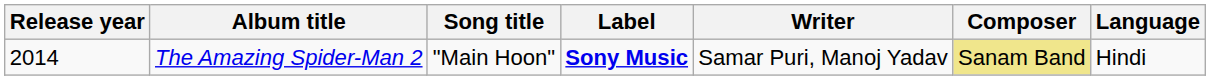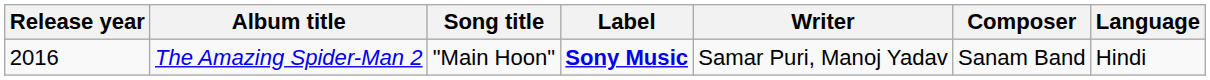(34, 57) 2014 -> (34, 57) 2016
(1022, 57) khaki background -> (1022, 57) no background
